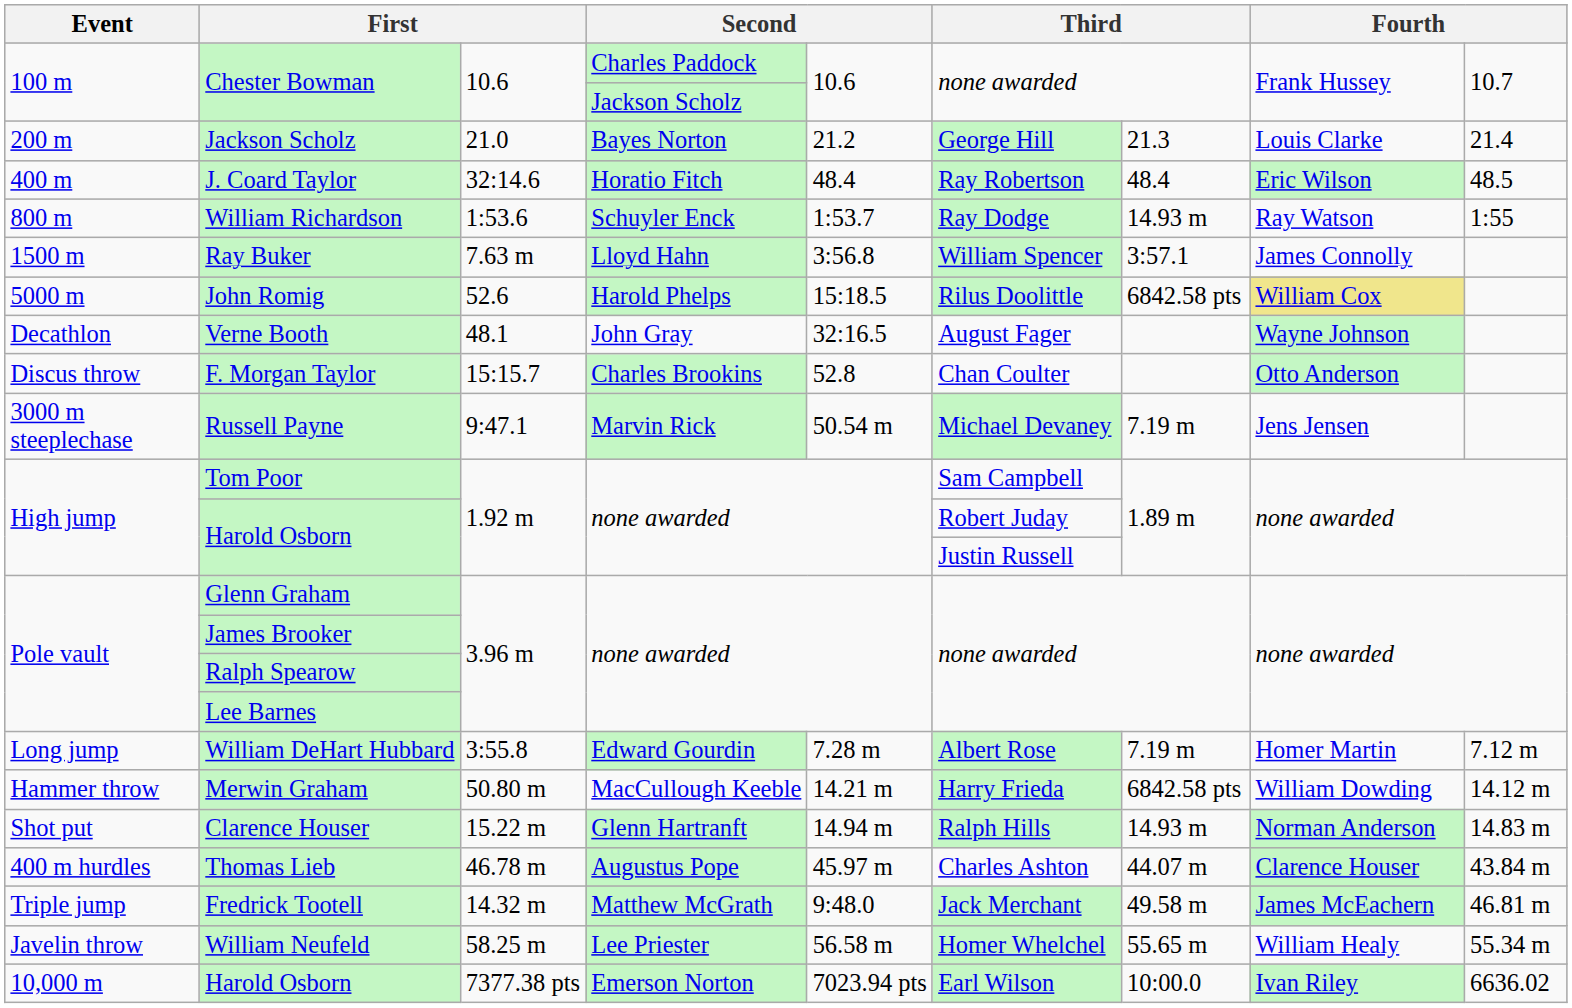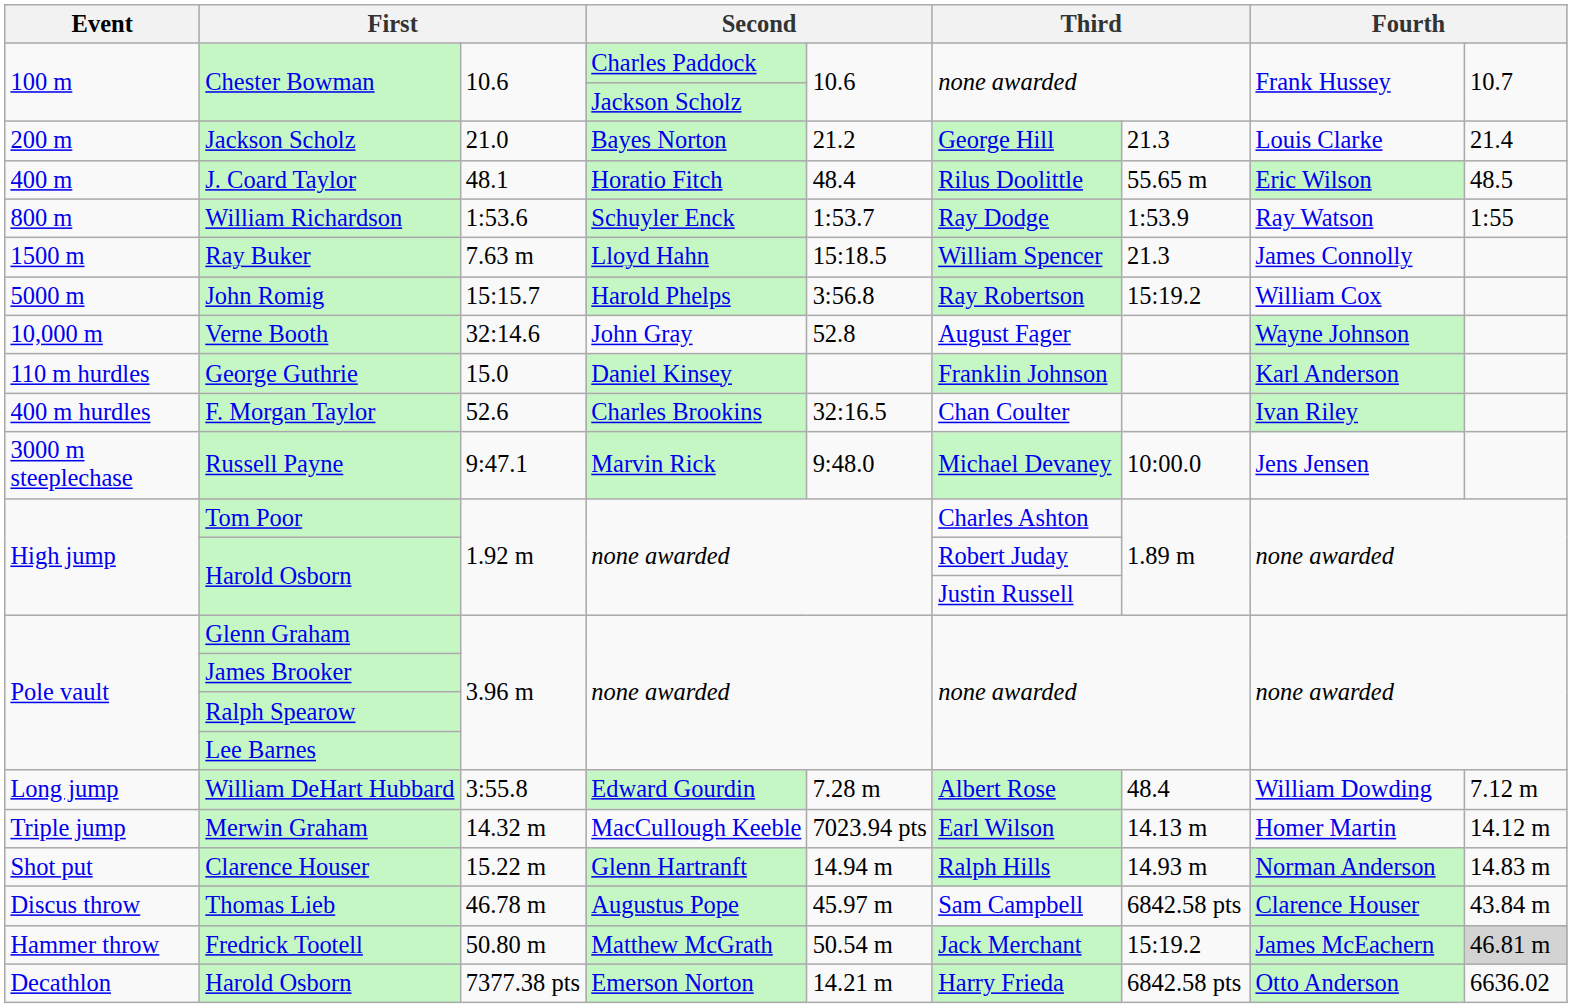(503, 179) 32:14.6 -> (487, 179) 48.1
(1011, 179) Ray Robertson -> (1011, 179) Rilus Doolittle
(1148, 179) 48.4 -> (1167, 179) 55.65 m
(1167, 218) 14.93 m -> (1158, 218) 1:53.9
(844, 256) 3:56.8 -> (850, 256) 15:18.5
(1158, 256) 3:57.1 -> (1148, 256) 21.3
(487, 295) 52.6 -> (503, 295) 15:15.7
(850, 295) 15:18.5 -> (844, 295) 3:56.8
(1011, 295) Rilus Doolittle -> (1011, 295) Ray Robertson
(1184, 295) 6842.58 pts -> (1164, 295) 15:19.2
(1319, 295) khaki background -> (1319, 295) no background
(61, 334) Decathlon -> (57, 334) 10,000 m
(487, 334) 48.1 -> (503, 334) 32:14.6
(850, 334) 32:16.5 -> (834, 334) 52.8
+ row: (282, 373)
(75, 373) Discus throw -> (80, 412) 400 m hurdles
(503, 373) 15:15.7 -> (487, 412) 52.6
(834, 373) 52.8 -> (850, 412) 32:16.5
(1327, 373) Otto Anderson -> (1307, 412) Ivan Riley
(853, 425) 50.54 m -> (844, 464) 9:48.0
(1161, 425) 7.19 m -> (1164, 464) 10:00.0
(1011, 478) Sam Campbell -> (1013, 517) Charles Ashton
(1161, 750) 7.19 m -> (1148, 789) 48.4
(1326, 750) Homer Martin -> (1344, 789) William Dowding
(85, 789) Hammer throw -> (68, 827) Triple jump
(506, 789) 50.80 m -> (506, 827) 14.32 m
(853, 789) 14.21 m -> (870, 827) 7023.94 pts
(1001, 789) Harry Frieda -> (996, 827) Earl Wilson
(1184, 789) 6842.58 pts -> (1167, 827) 14.13 m
(1344, 789) William Dowding -> (1326, 827) Homer Martin
(80, 866) 400 m hurdles -> (75, 905) Discus throw
(1013, 866) Charles Ashton -> (1011, 905) Sam Campbell
(1167, 866) 44.07 m -> (1184, 905) 6842.58 pts
(68, 905) Triple jump -> (85, 944) Hammer throw
(506, 905) 14.32 m -> (506, 944) 50.80 m
(844, 905) 9:48.0 -> (853, 944) 50.54 m
(1167, 905) 49.58 m -> (1164, 944) 15:19.2
(1510, 905) no background -> (1510, 944) lightgrey background
- row: (287, 944)
(57, 983) 10,000 m -> (61, 983) Decathlon
(870, 983) 7023.94 pts -> (853, 983) 14.21 m
(996, 983) Earl Wilson -> (1001, 983) Harry Frieda
(1164, 983) 10:00.0 -> (1184, 983) 6842.58 pts
(1307, 983) Ivan Riley -> (1327, 983) Otto Anderson
